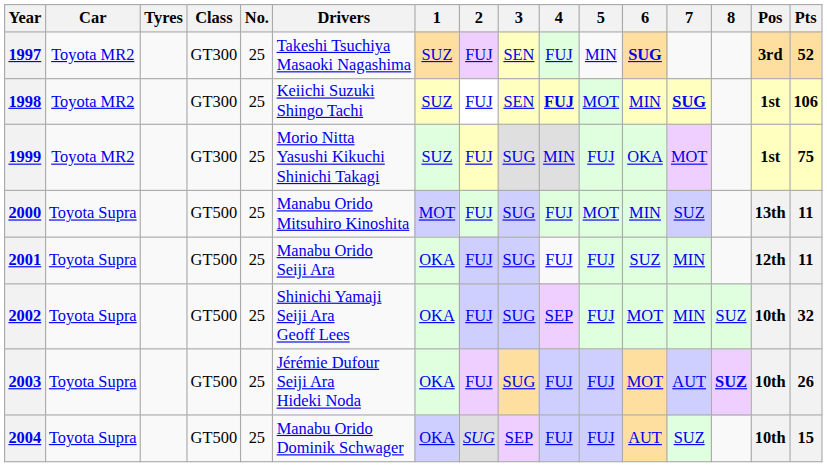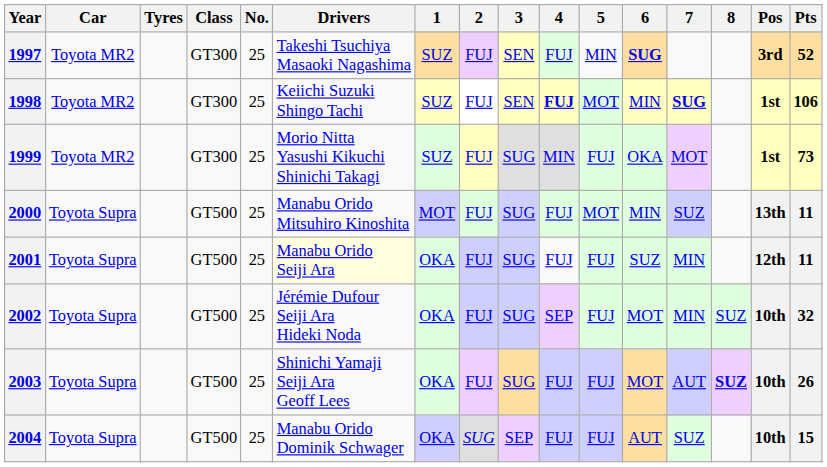(806, 157) 75 -> (806, 157) 73
(325, 260) no background -> (325, 260) lightyellow background
(329, 316) Shinichi Yamaji Seiji Ara Geoff Lees -> (328, 316) Jérémie Dufour Seiji Ara Hideki Noda
(328, 382) Jérémie Dufour Seiji Ara Hideki Noda -> (329, 382) Shinichi Yamaji Seiji Ara Geoff Lees
